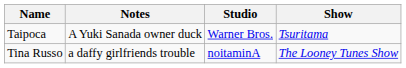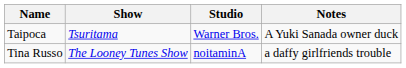columns swapped: (338, 14) <-> (135, 14)
